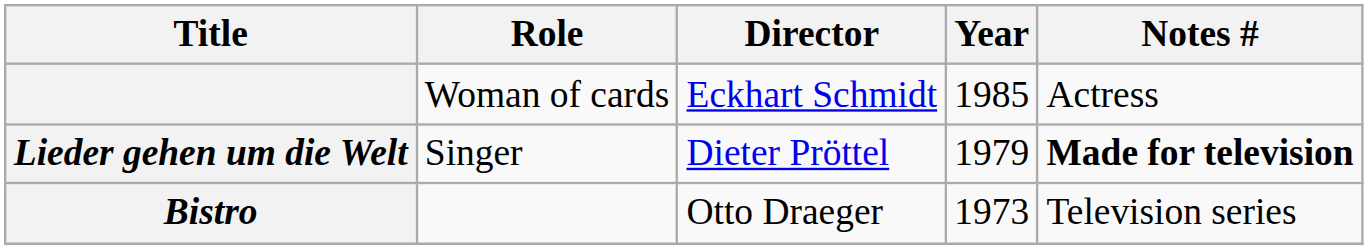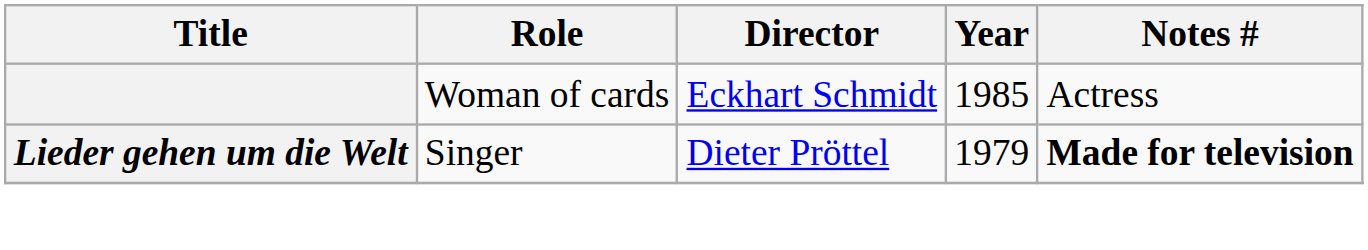- row: (211, 212)
